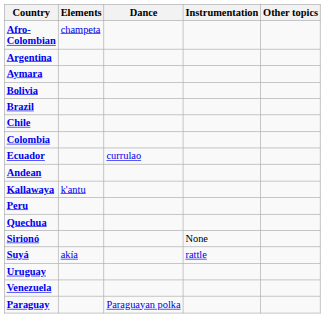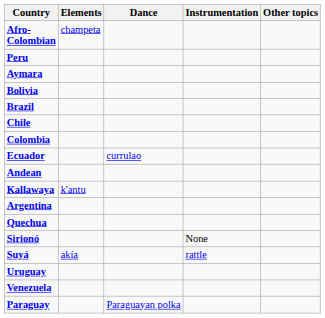rows swapped: (29, 57) <-> (17, 205)
